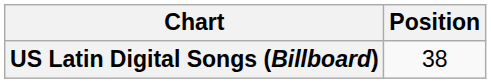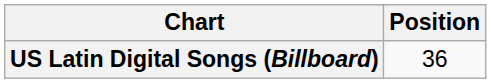(435, 59) 38 -> (435, 59) 36
